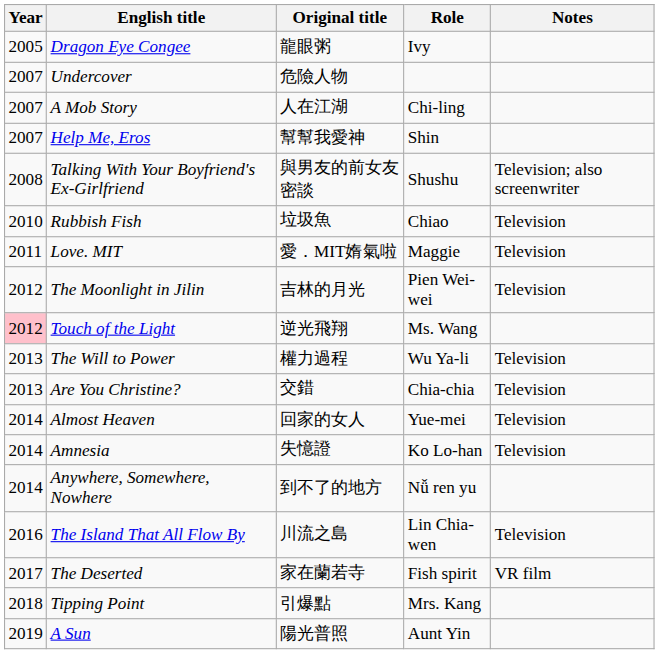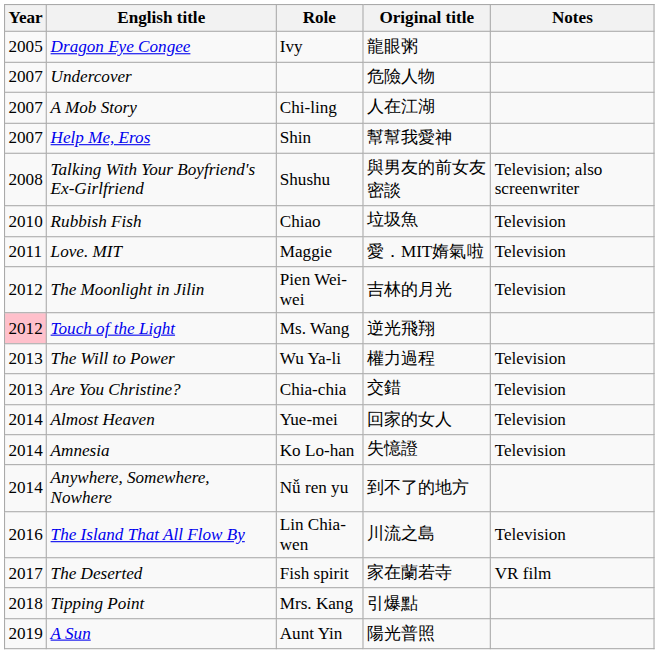columns swapped: (340, 18) <-> (447, 18)
